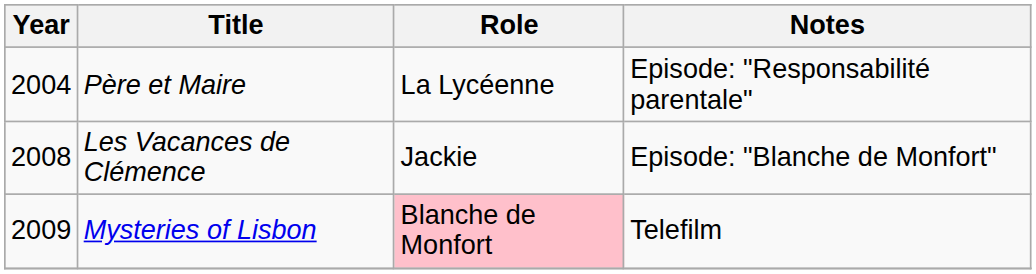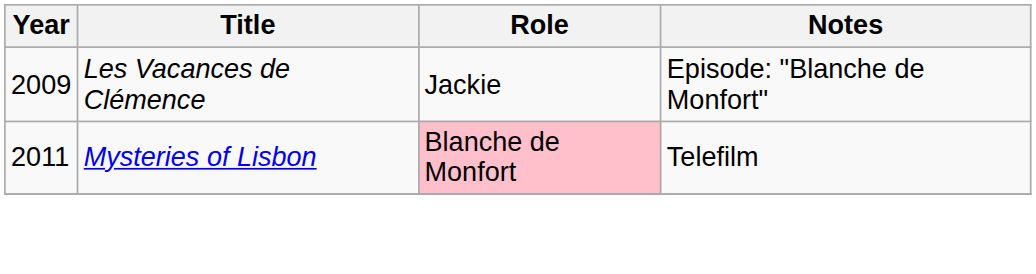- row: (165, 84)
(41, 157) 2008 -> (41, 84) 2009
(41, 230) 2009 -> (40, 157) 2011
